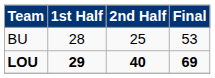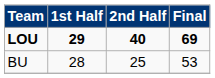rows swapped: (23, 61) <-> (18, 39)
